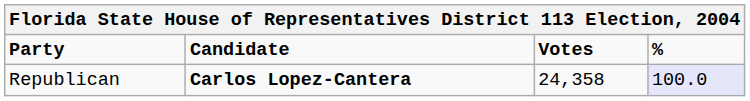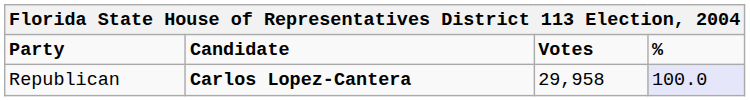(571, 80) 24,358 -> (571, 80) 29,958
